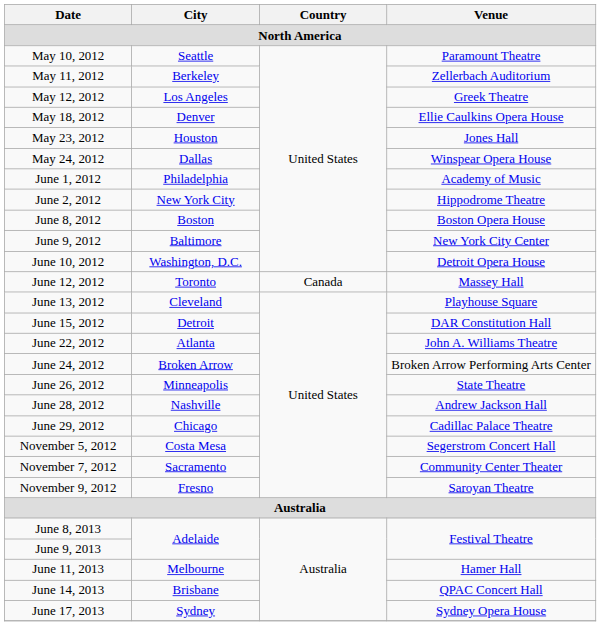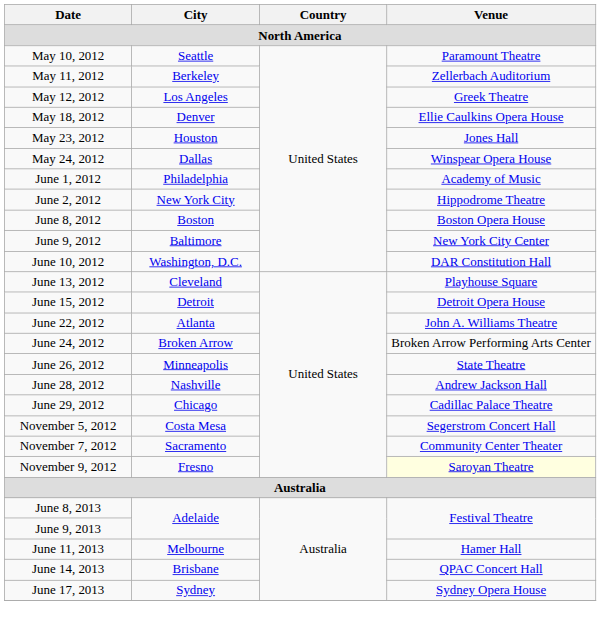(491, 261) Detroit Opera House -> (491, 261) DAR Constitution Hall
- row: (68, 281)
(491, 323) DAR Constitution Hall -> (491, 302) Detroit Opera House
(491, 487) no background -> (491, 466) lightyellow background
